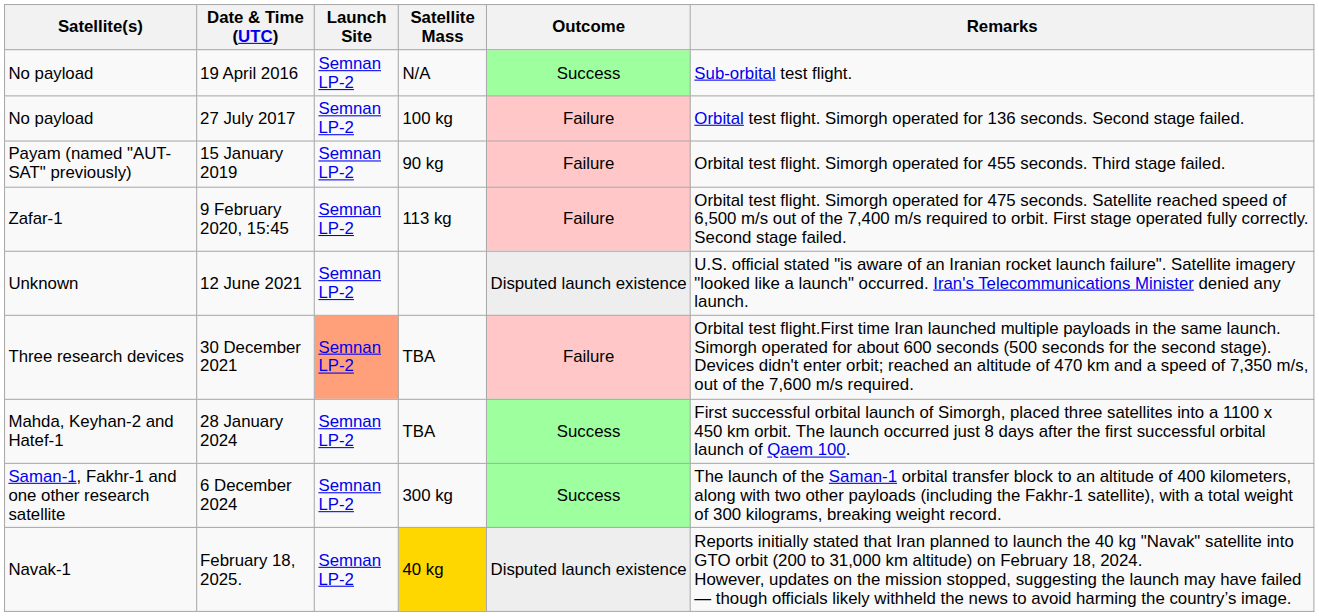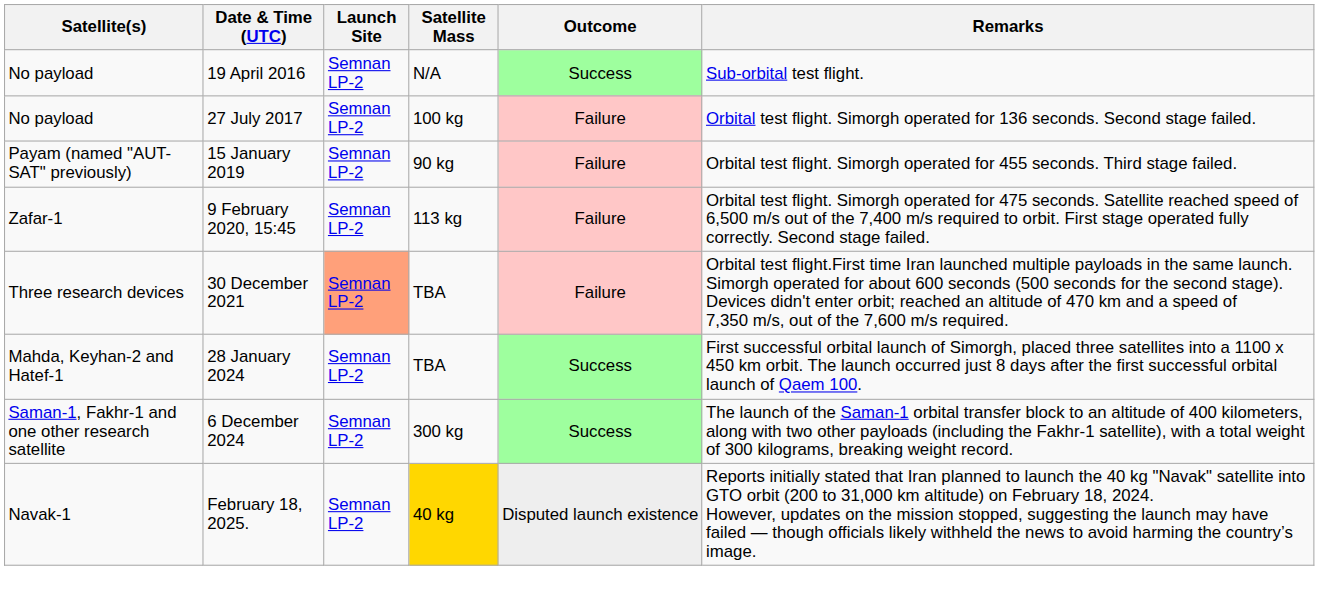- row: (251, 283)
